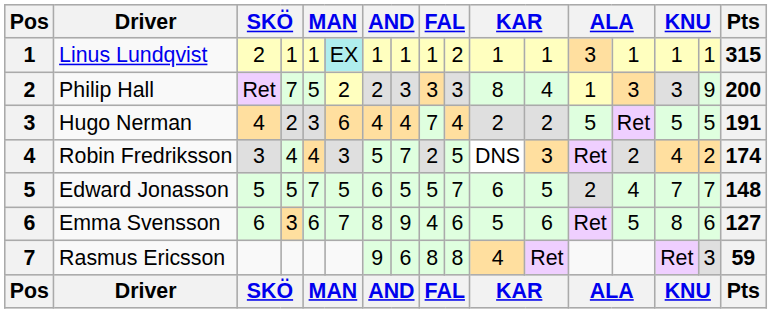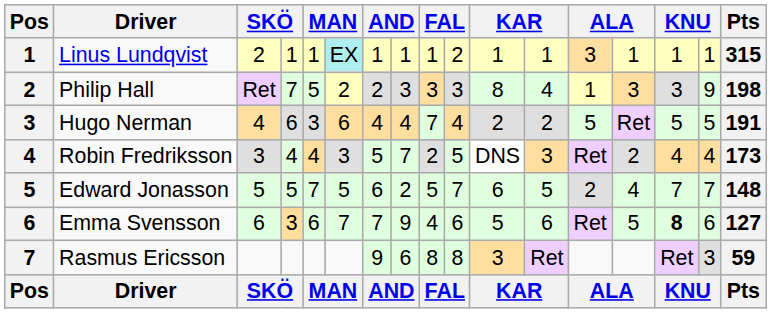(743, 89) 200 -> (743, 89) 198
(292, 122) 2 -> (292, 122) 6
(709, 156) 2 -> (709, 156) 4
(743, 156) 174 -> (743, 156) 173
(405, 189) 5 -> (405, 189) 2
(377, 223) 8 -> (377, 223) 7
(677, 223) normal -> (677, 223) bold
(498, 257) 4 -> (498, 257) 3
